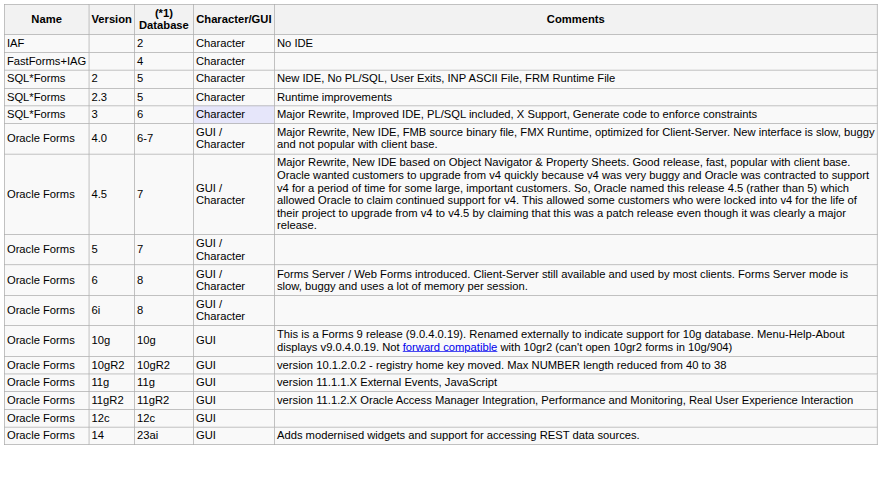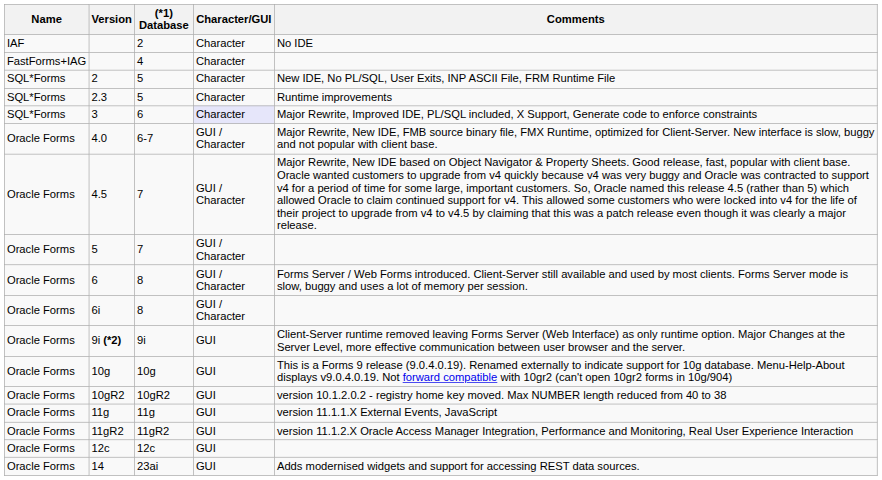+ row: (106, 341)
